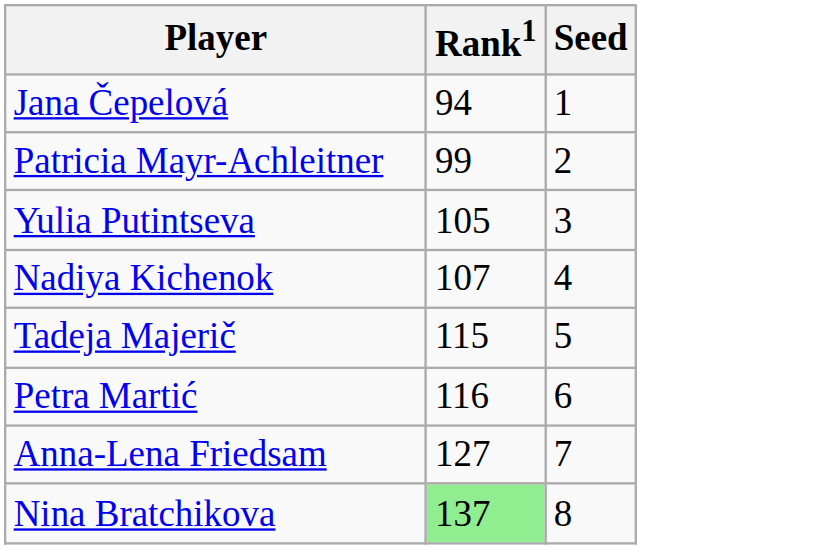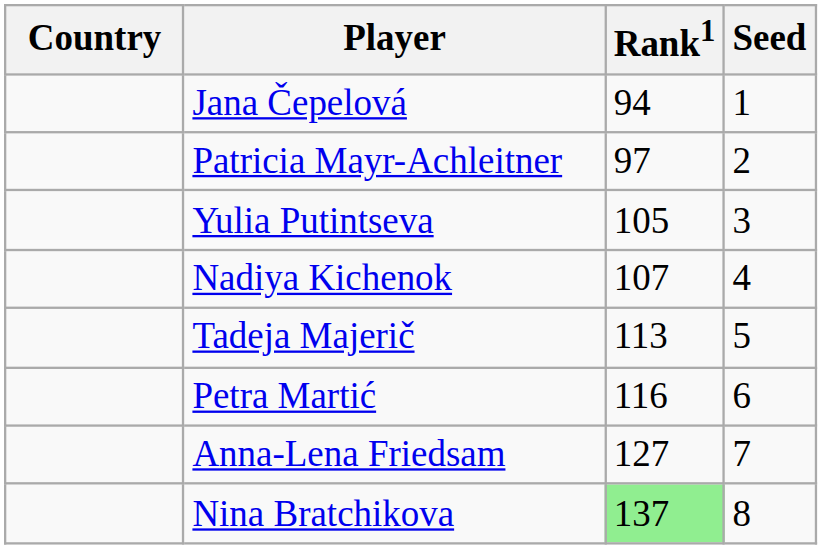+ column: (95, 38)
(453, 161) 99 -> (632, 161) 97
(462, 336) 115 -> (641, 336) 113
